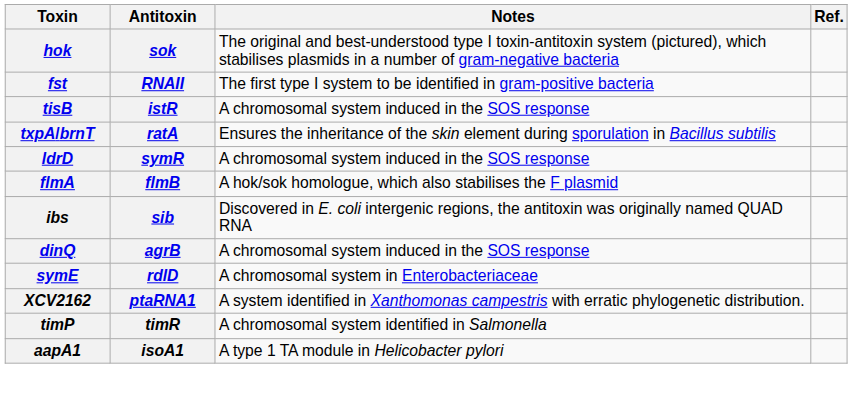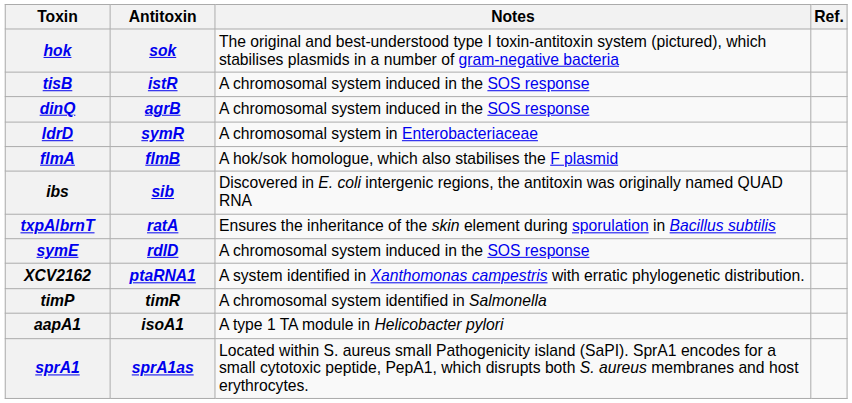- row: (57, 84)
rows swapped: (57, 251) <-> (57, 134)
(404, 158) A chromosomal system induced in the SOS response -> (378, 134) A chromosomal system in Enterobacteriaceae
(378, 276) A chromosomal system in Enterobacteriaceae -> (404, 251) A chromosomal system induced in the SOS response
+ row: (57, 368)
